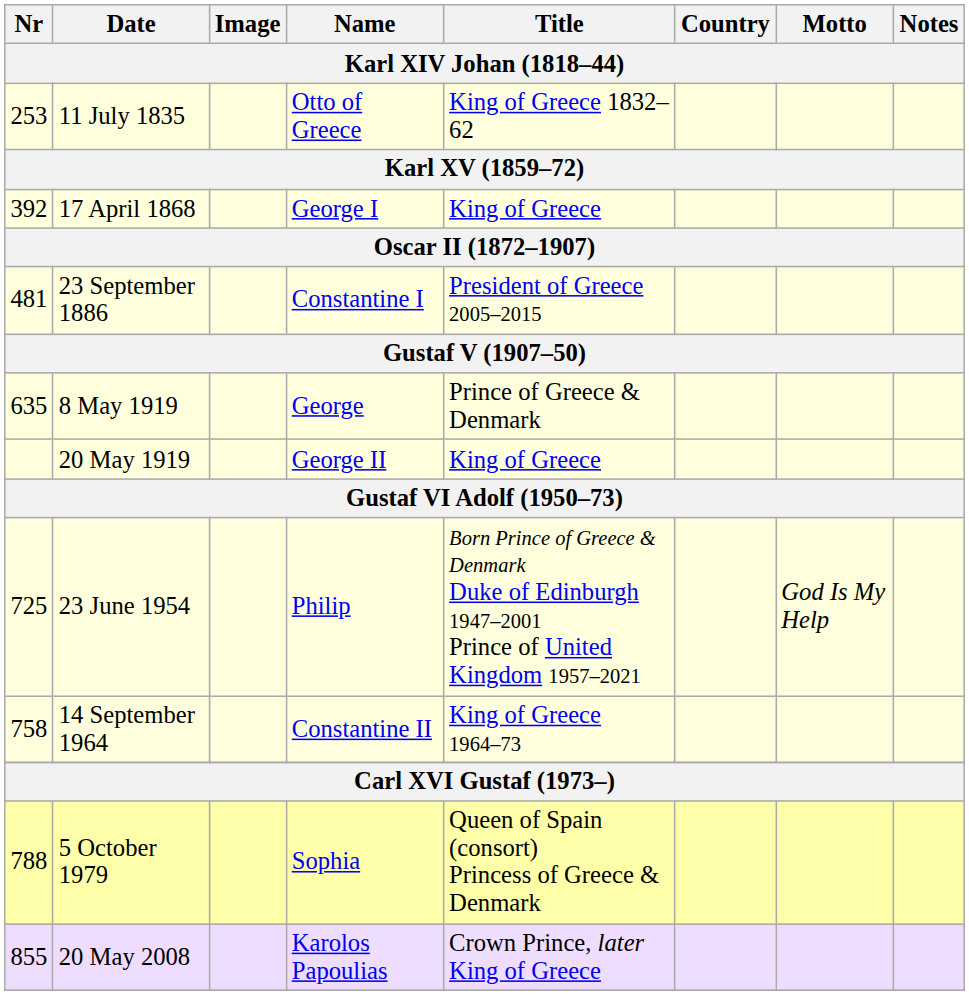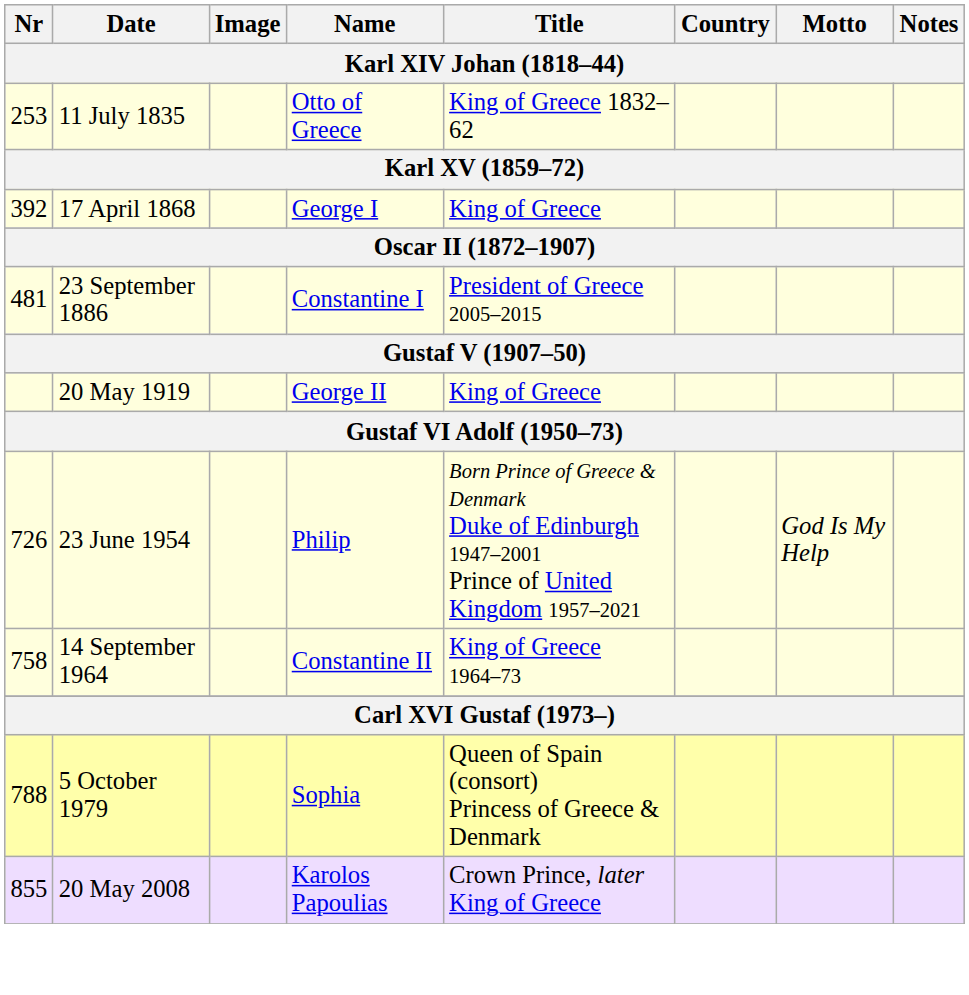- row: (118, 405)
(29, 606) 725 -> (29, 539) 726
